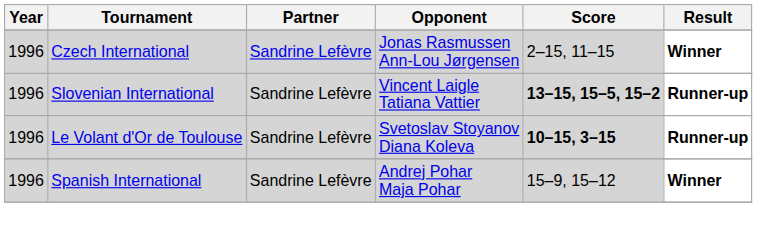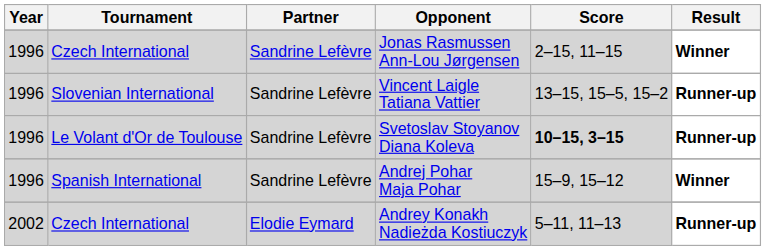(593, 95) bold -> (601, 95) normal
+ row: (453, 224)
